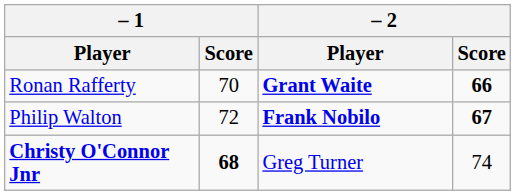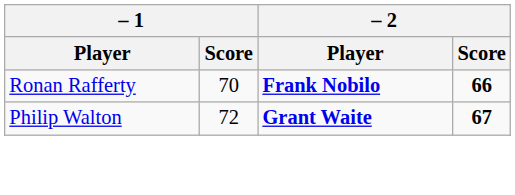(317, 85) Grant Waite -> (321, 85) Frank Nobilo
(321, 118) Frank Nobilo -> (317, 118) Grant Waite
- row: (89, 162)
